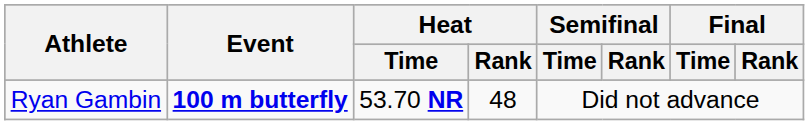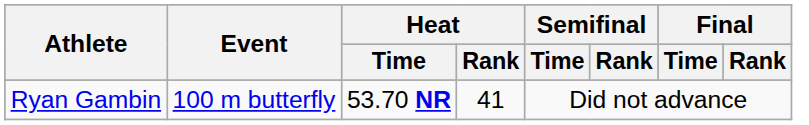(260, 100) bold -> (254, 100) normal
(503, 100) 48 -> (491, 100) 41
